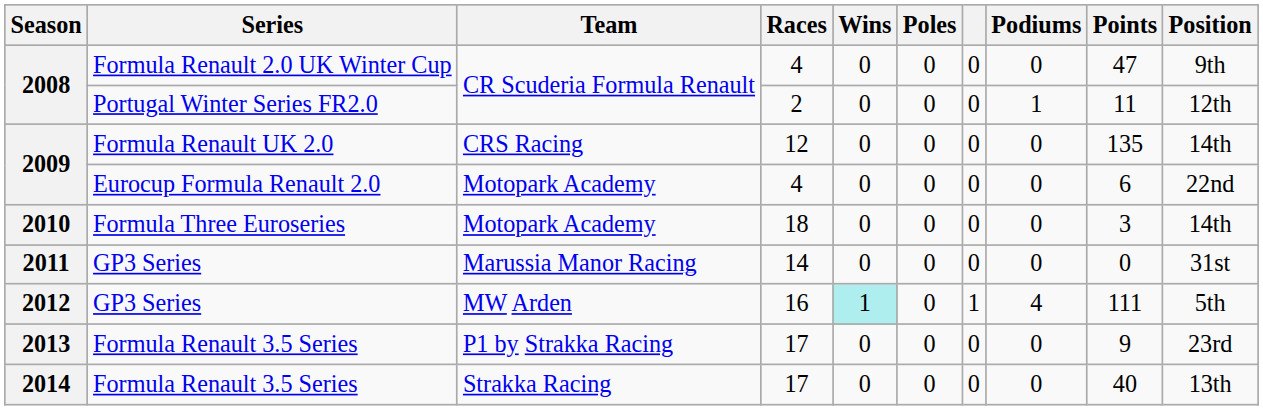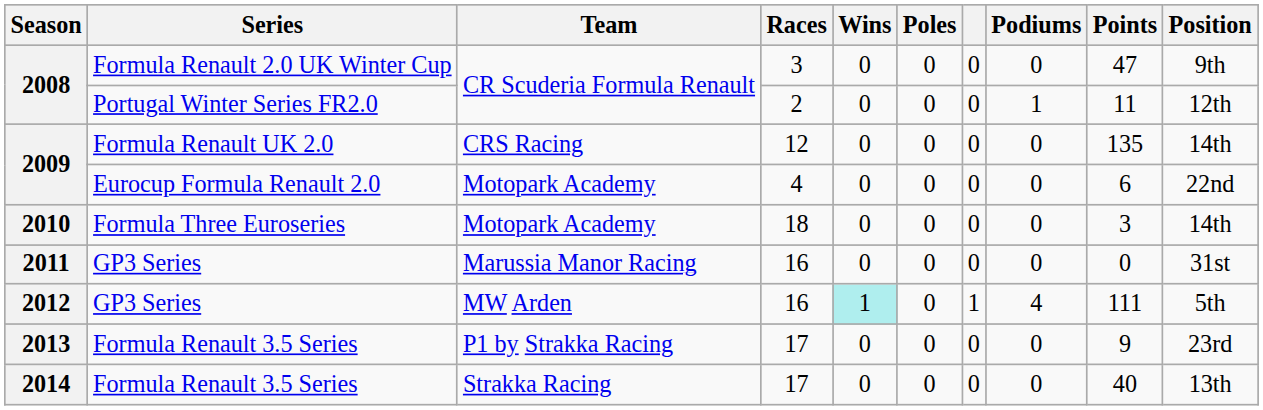(797, 64) 4 -> (797, 64) 3
(797, 264) 14 -> (797, 264) 16
